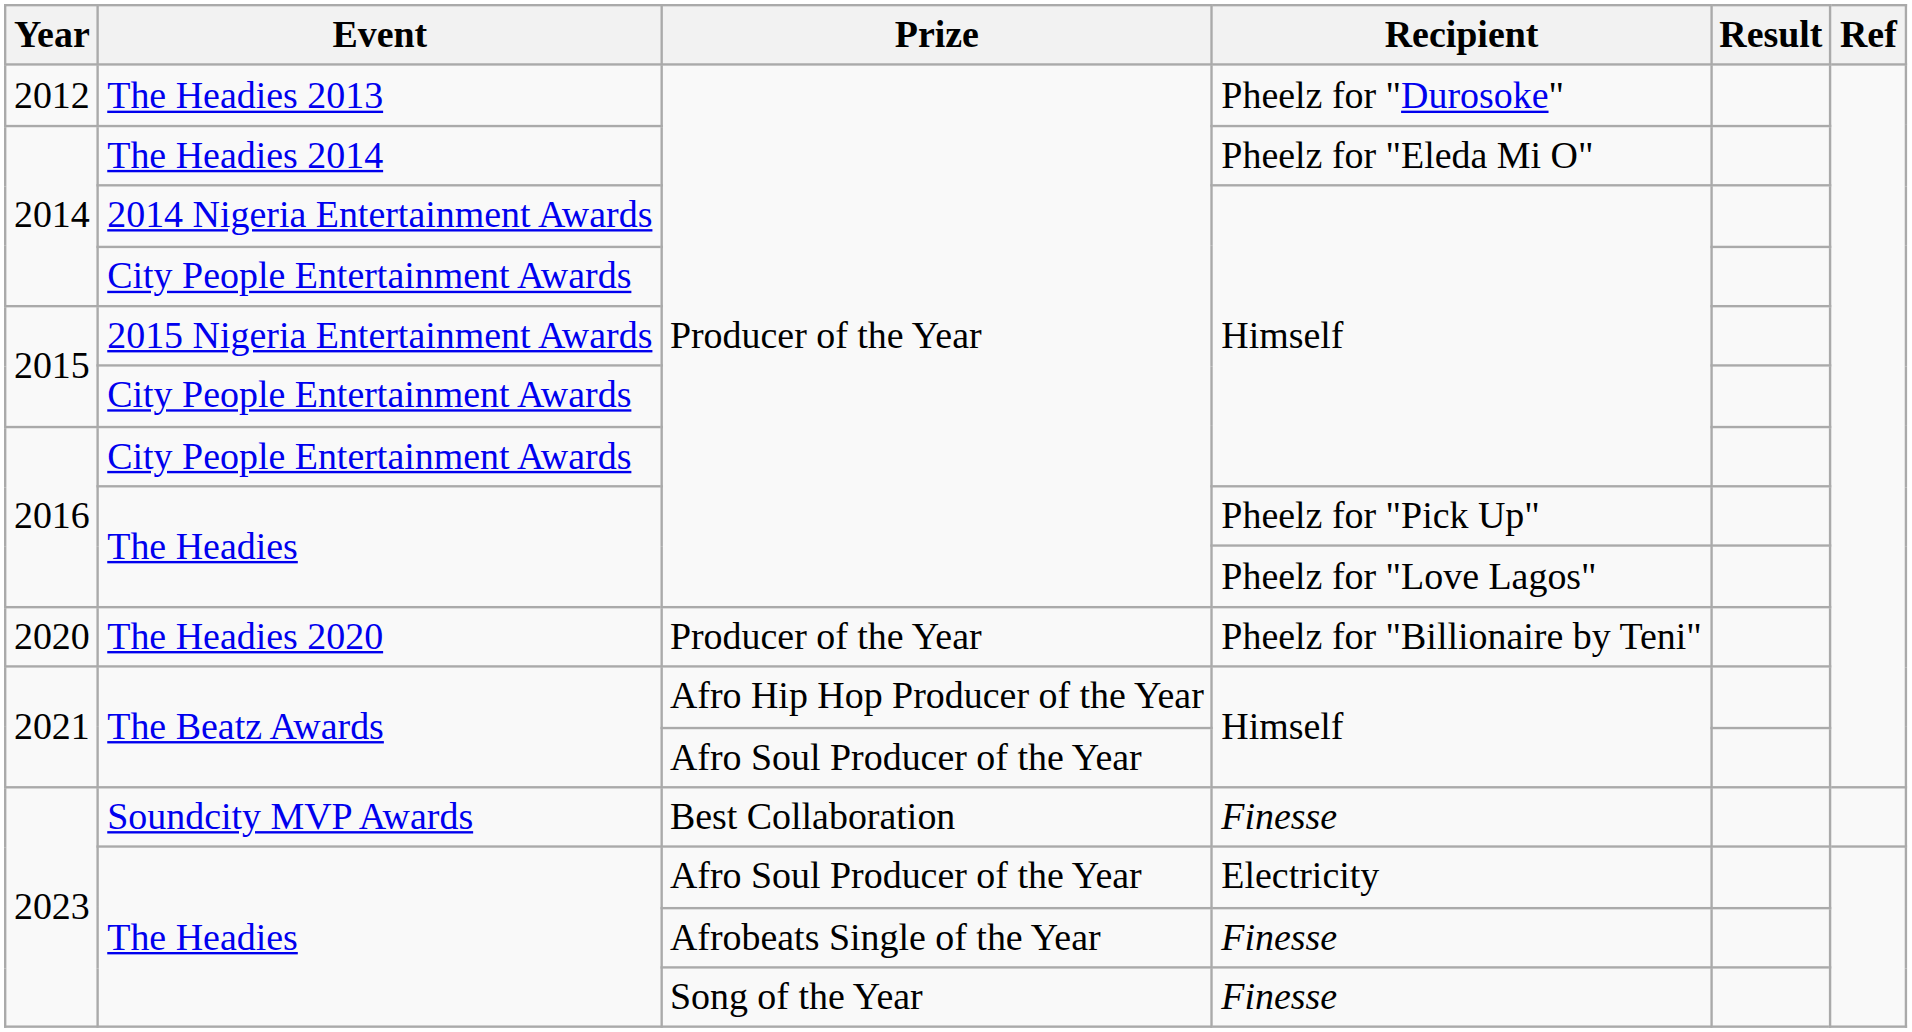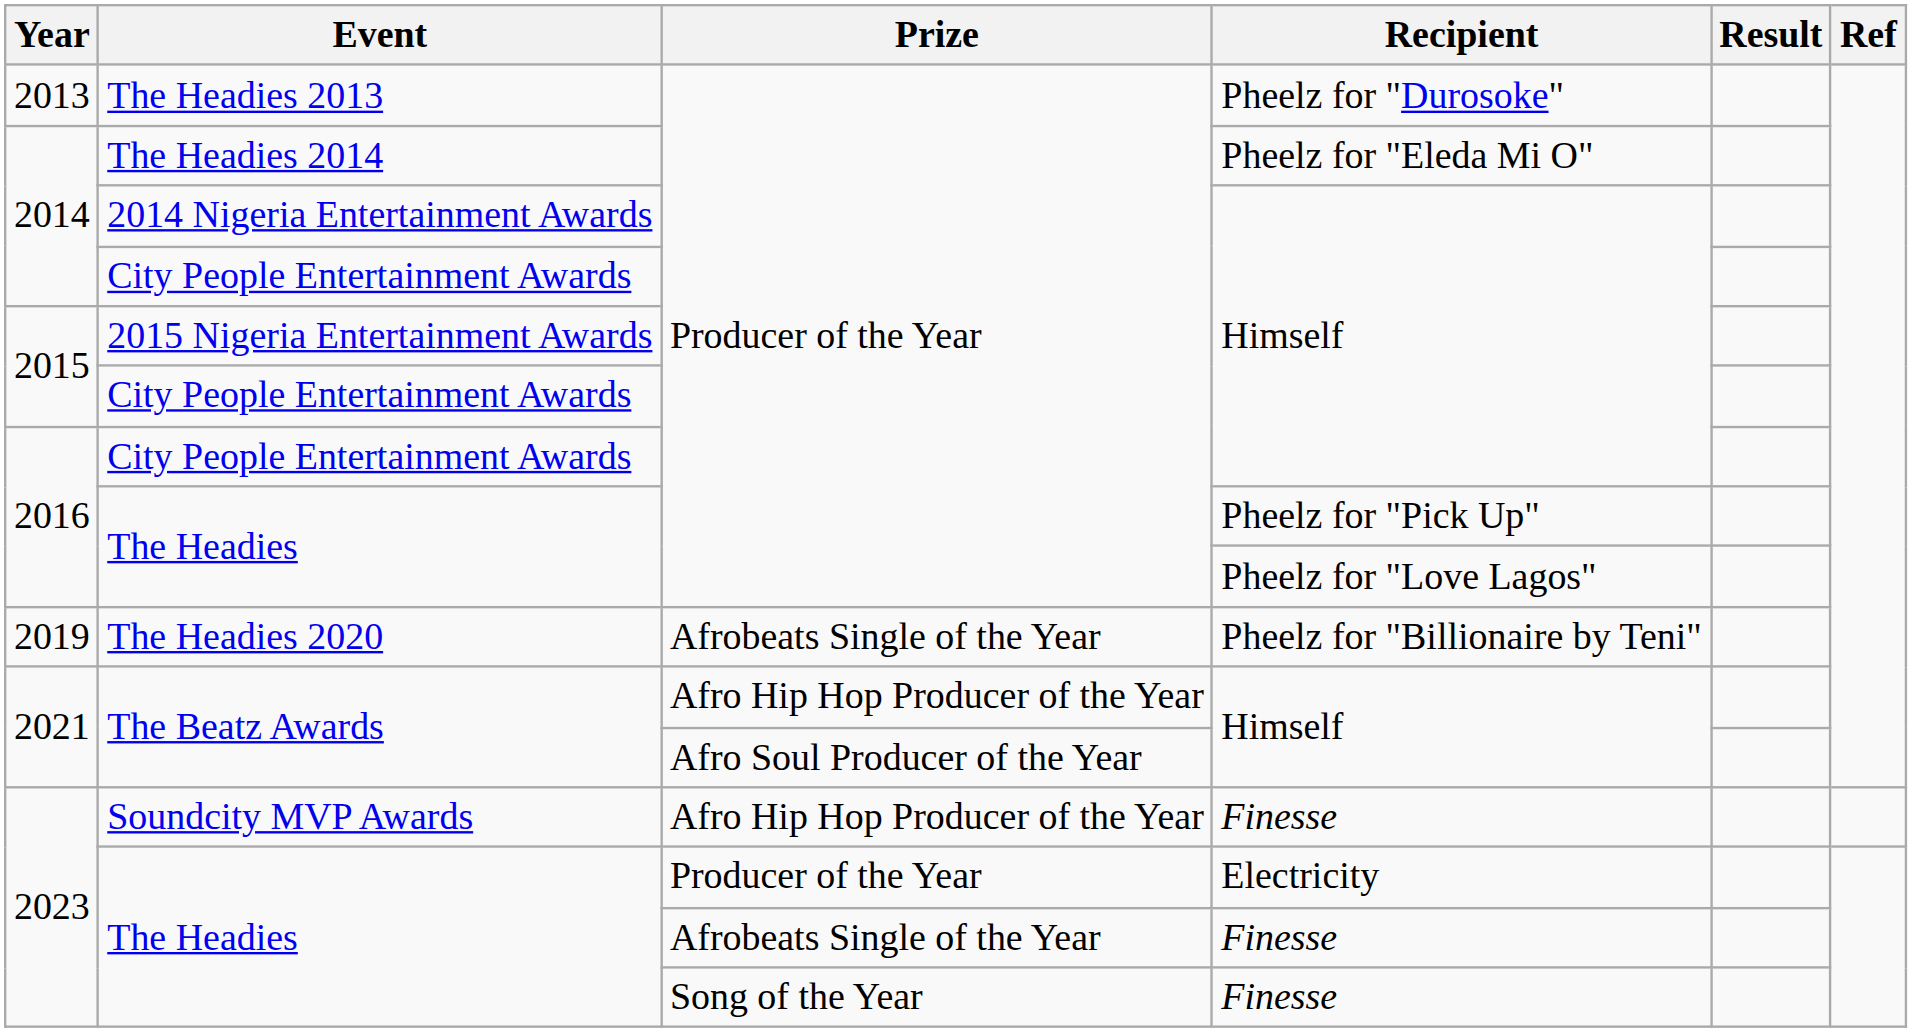(52, 94) 2012 -> (52, 94) 2013
(52, 635) 2020 -> (52, 635) 2019
(826, 635) Producer of the Year -> (885, 635) Afrobeats Single of the Year
(813, 816) Best Collaboration -> (937, 816) Afro Hip Hop Producer of the Year
(906, 876) Afro Soul Producer of the Year -> (826, 876) Producer of the Year
